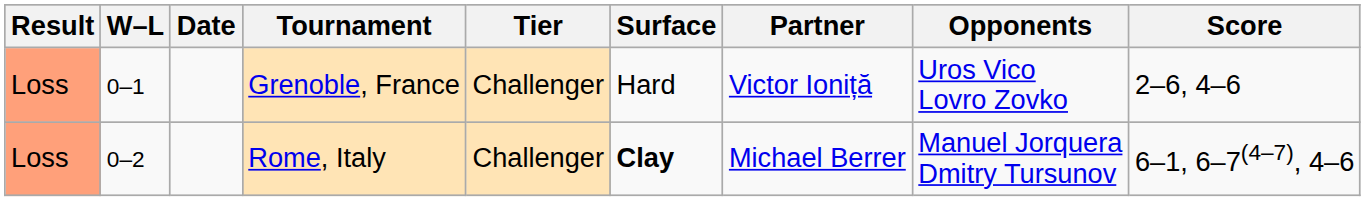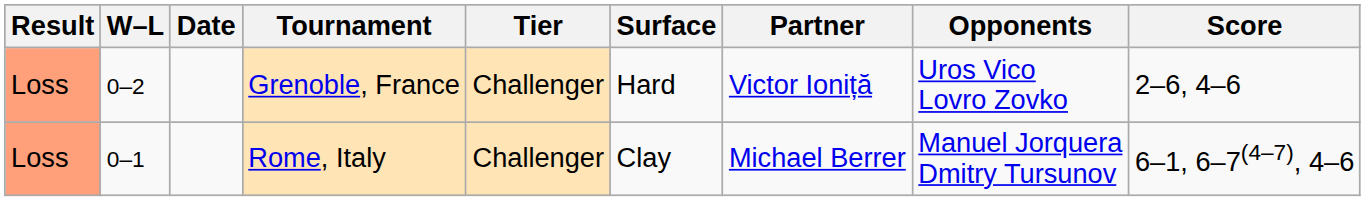(126, 86) 0–1 -> (126, 86) 0–2
(126, 159) 0–2 -> (126, 159) 0–1
(645, 158) bold -> (644, 158) normal
